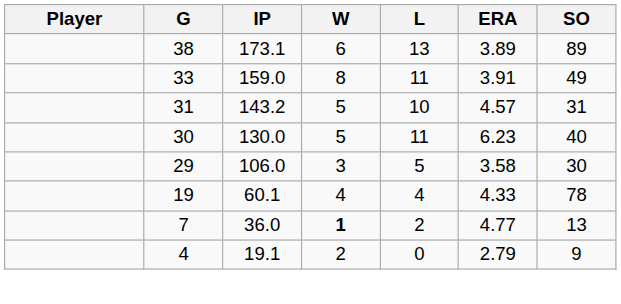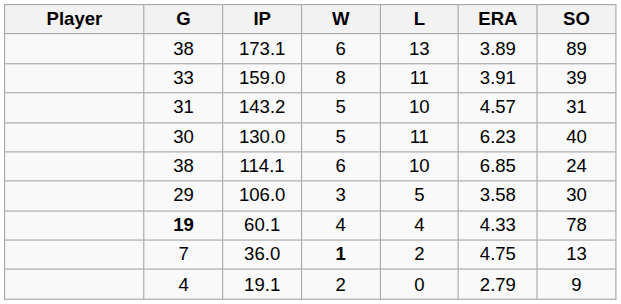(576, 78) 49 -> (576, 78) 39
+ row: (262, 166)
(184, 195) normal -> (184, 225) bold
(498, 225) 4.77 -> (498, 254) 4.75
